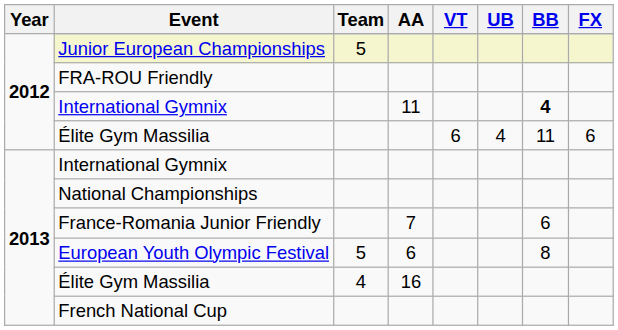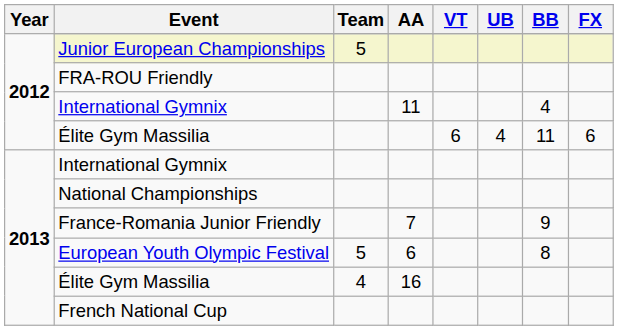(545, 107) bold -> (545, 107) normal
(545, 223) 6 -> (545, 223) 9
